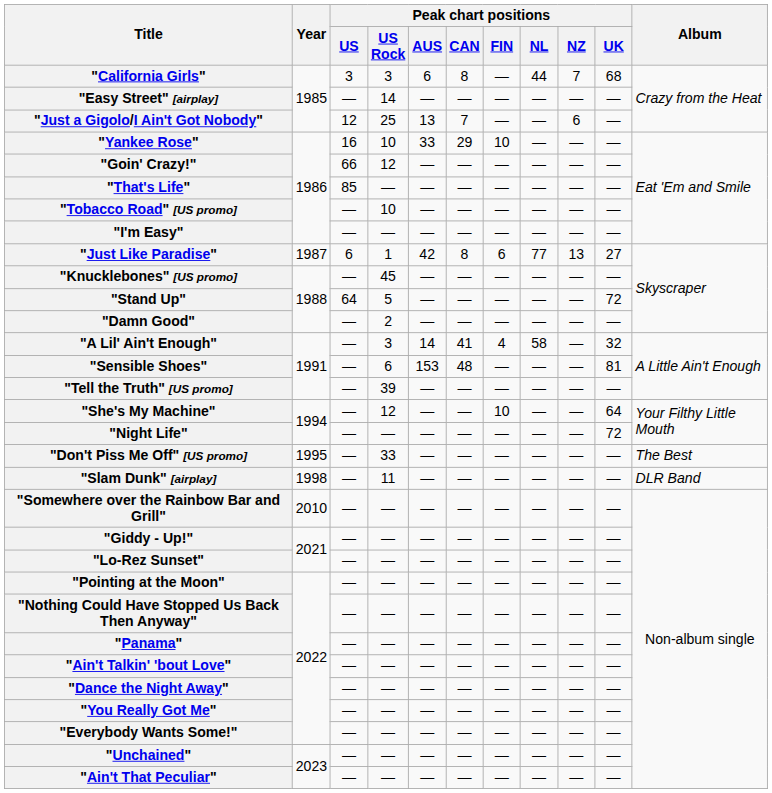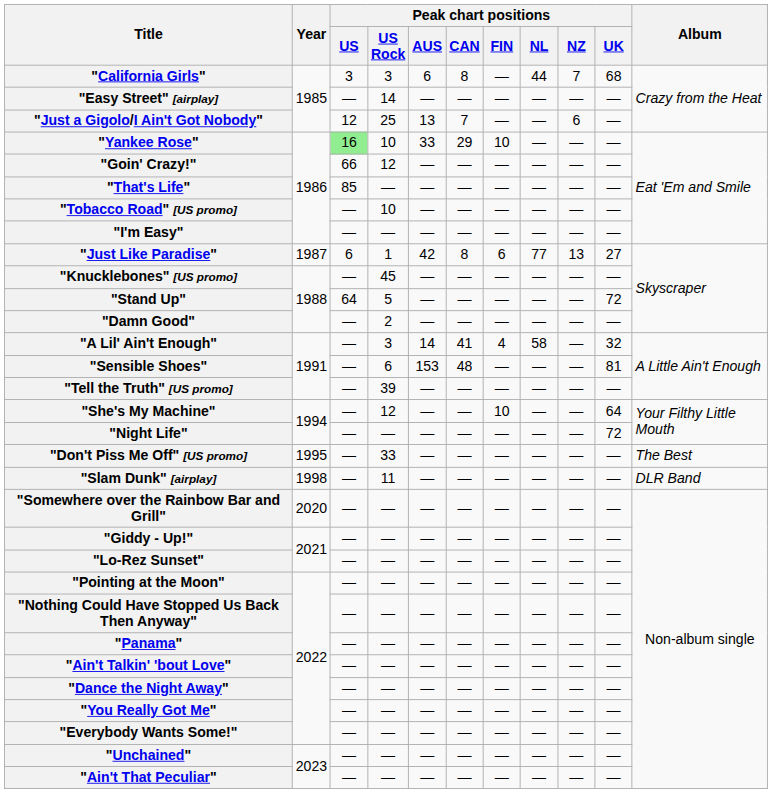(349, 143) no background -> (349, 143) lightgreen background
(311, 508) 2010 -> (311, 508) 2020
